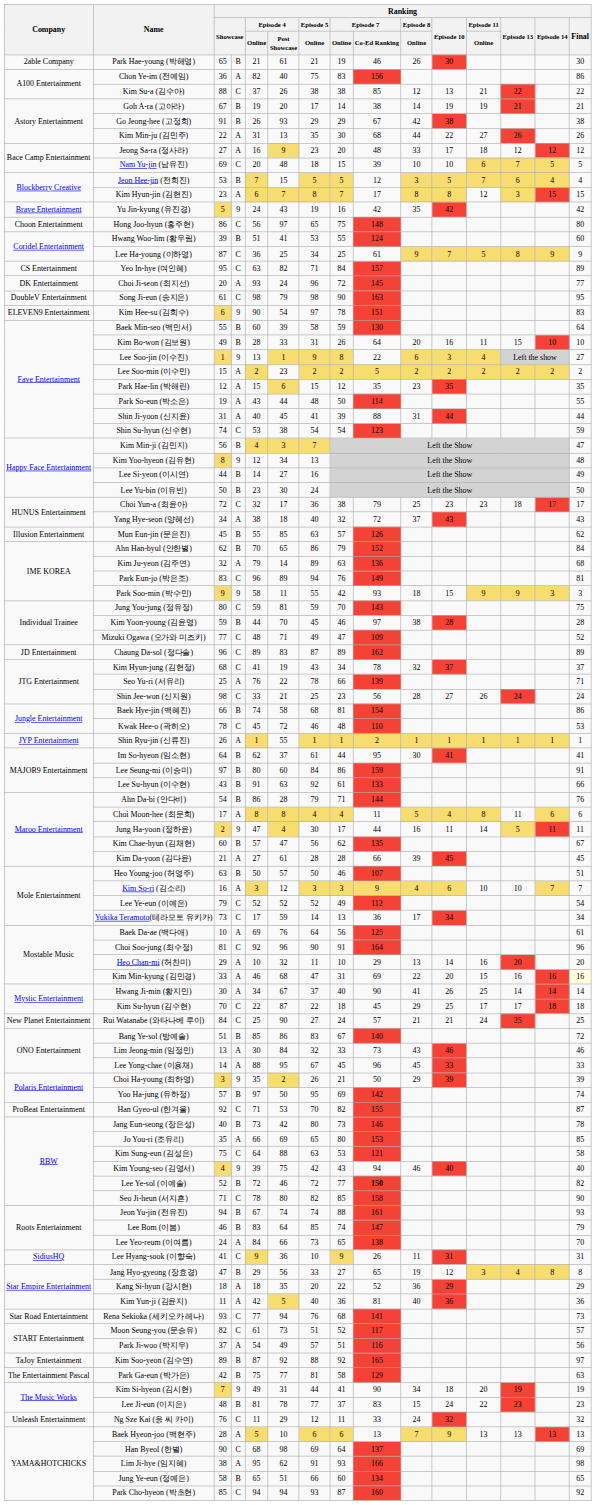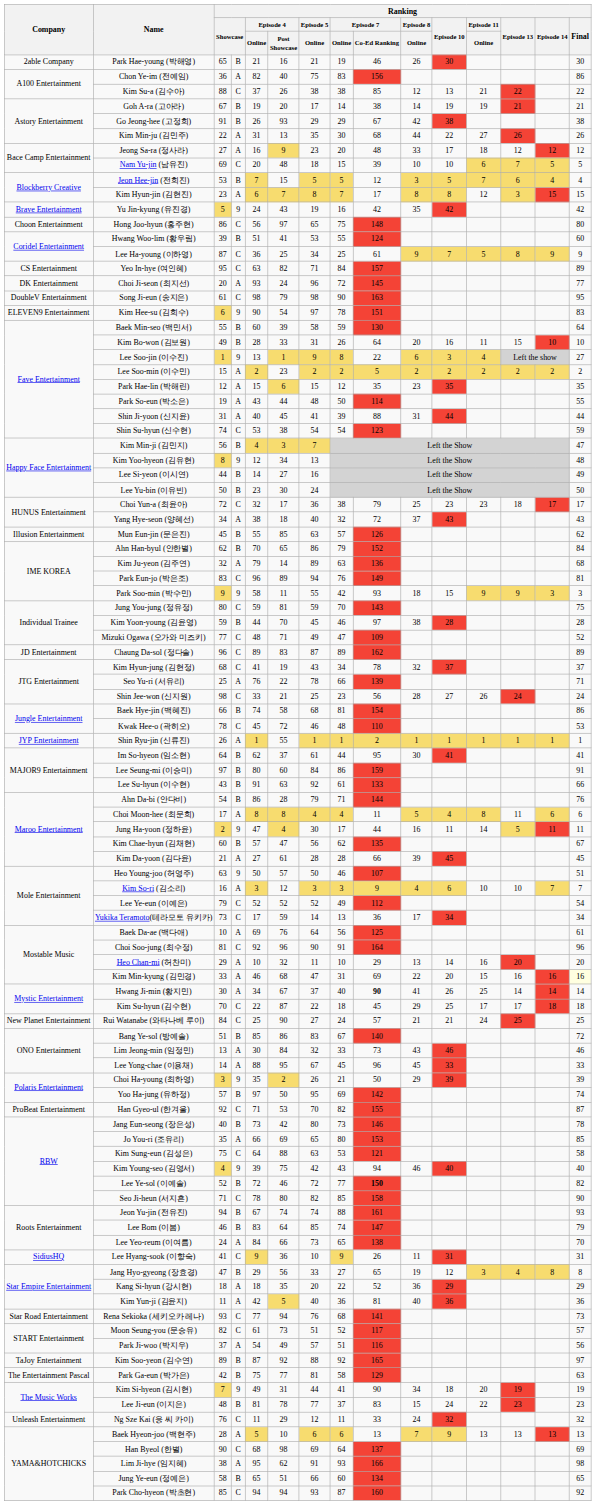(283, 62) 61 -> (283, 62) 16
(238, 873) B -> (238, 873) 9
(377, 991) normal -> (377, 991) bold
